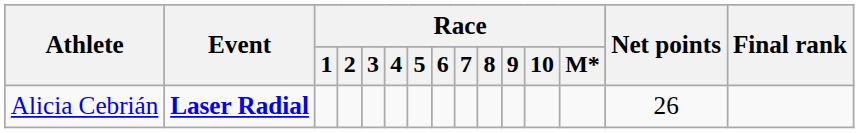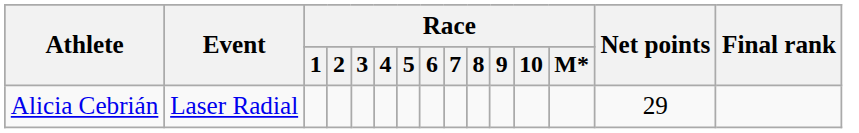(240, 106) bold -> (234, 106) normal
(666, 106) 26 -> (655, 106) 29
